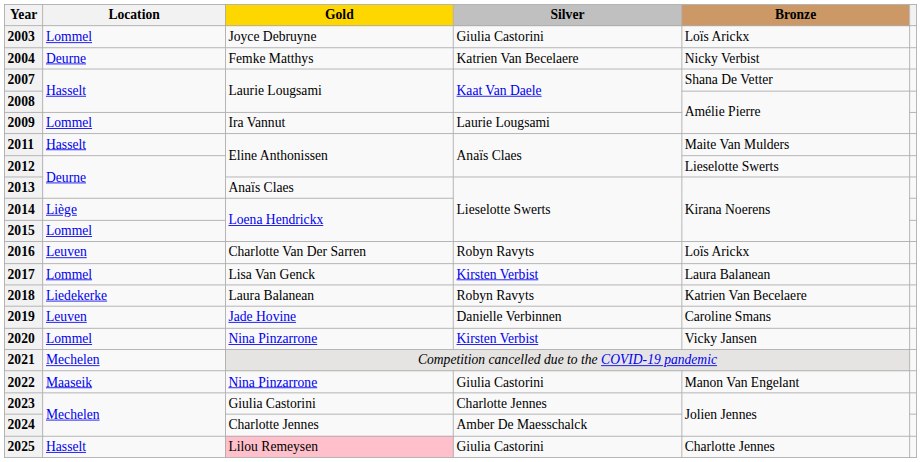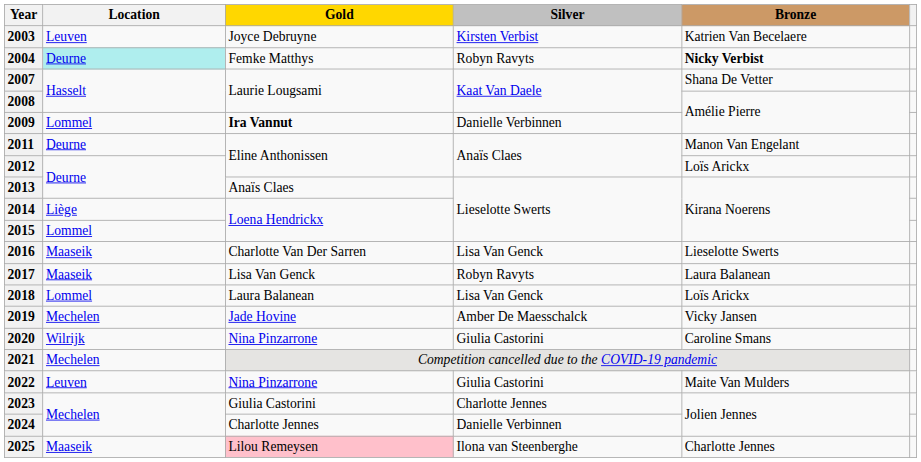(69, 36) Lommel -> (66, 36) Leuven
(500, 36) Giulia Castorini -> (497, 36) Kirsten Verbist
(717, 36) Loïs Arickx -> (746, 36) Katrien Van Becelaere
(66, 58) no background -> (66, 58) paleturquoise background
(518, 58) Katrien Van Becelaere -> (495, 58) Robyn Ravyts
(722, 58) normal -> (724, 58) bold
(257, 123) normal -> (260, 123) bold
(503, 123) Laurie Lougsami -> (509, 123) Danielle Verbinnen
(66, 144) Hasselt -> (66, 144) Deurne
(737, 144) Maite Van Mulders -> (742, 144) Manon Van Engelant
(732, 166) Lieselotte Swerts -> (717, 166) Loïs Arickx
(66, 252) Leuven -> (69, 252) Maaseik
(495, 252) Robyn Ravyts -> (500, 252) Lisa Van Genck
(717, 252) Loïs Arickx -> (732, 252) Lieselotte Swerts
(69, 274) Lommel -> (69, 274) Maaseik
(497, 274) Kirsten Verbist -> (495, 274) Robyn Ravyts
(77, 295) Liedekerke -> (69, 295) Lommel
(495, 295) Robyn Ravyts -> (500, 295) Lisa Van Genck
(746, 295) Katrien Van Becelaere -> (717, 295) Loïs Arickx
(66, 317) Leuven -> (73, 317) Mechelen
(509, 317) Danielle Verbinnen -> (522, 317) Amber De Maesschalck
(728, 317) Caroline Smans -> (721, 317) Vicky Jansen
(69, 338) Lommel -> (65, 338) Wilrijk
(497, 338) Kirsten Verbist -> (500, 338) Giulia Castorini
(721, 338) Vicky Jansen -> (728, 338) Caroline Smans
(69, 381) Maaseik -> (66, 381) Leuven
(742, 381) Manon Van Engelant -> (737, 381) Maite Van Mulders
(522, 425) Amber De Maesschalck -> (509, 425) Danielle Verbinnen
(66, 446) Hasselt -> (69, 446) Maaseik
(500, 446) Giulia Castorini -> (517, 446) Ilona van Steenberghe
